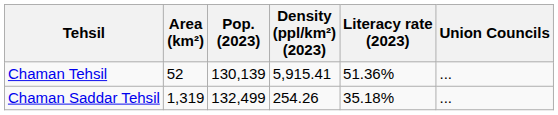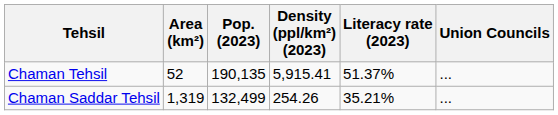(239, 74) 130,139 -> (239, 74) 190,135
(369, 74) 51.36% -> (369, 74) 51.37%
(369, 97) 35.18% -> (369, 97) 35.21%
